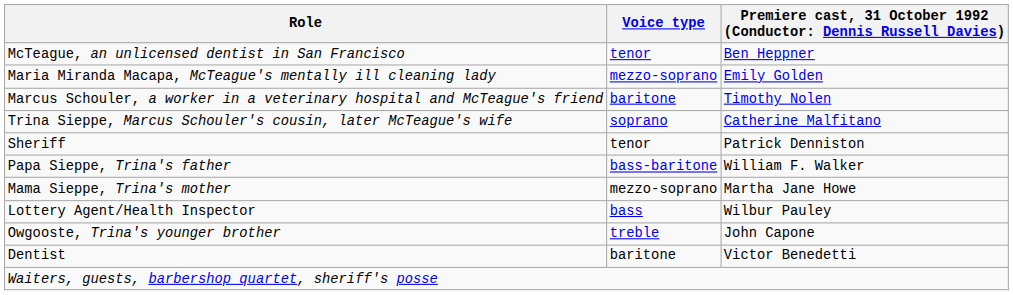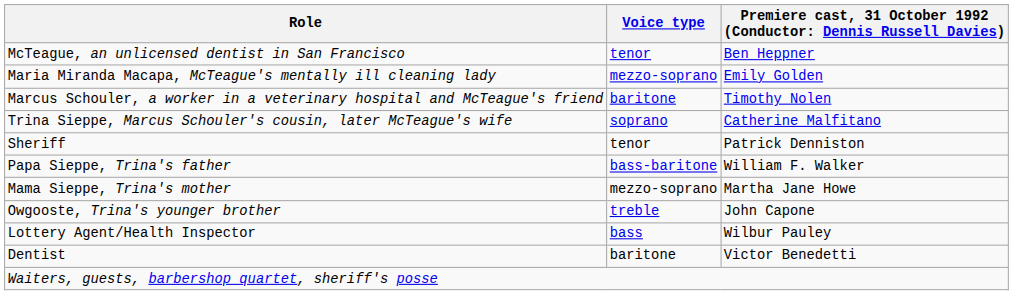rows swapped: (144, 234) <-> (132, 211)
